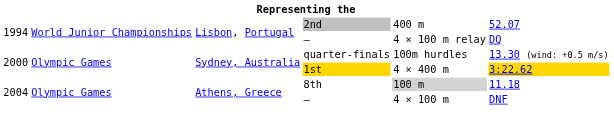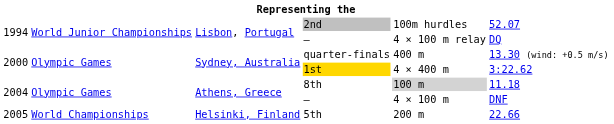(409, 24) 400 m -> (430, 24) 100m hurdles
(430, 54) 100m hurdles -> (409, 54) 400 m
(511, 69) gold background -> (511, 69) no background
+ row: (16, 114)
